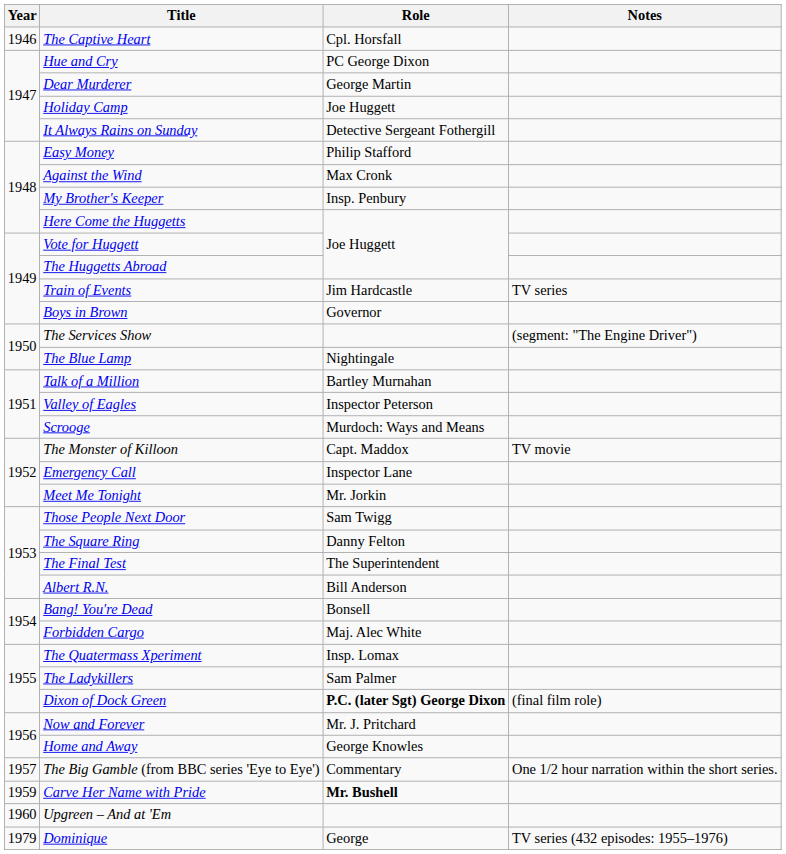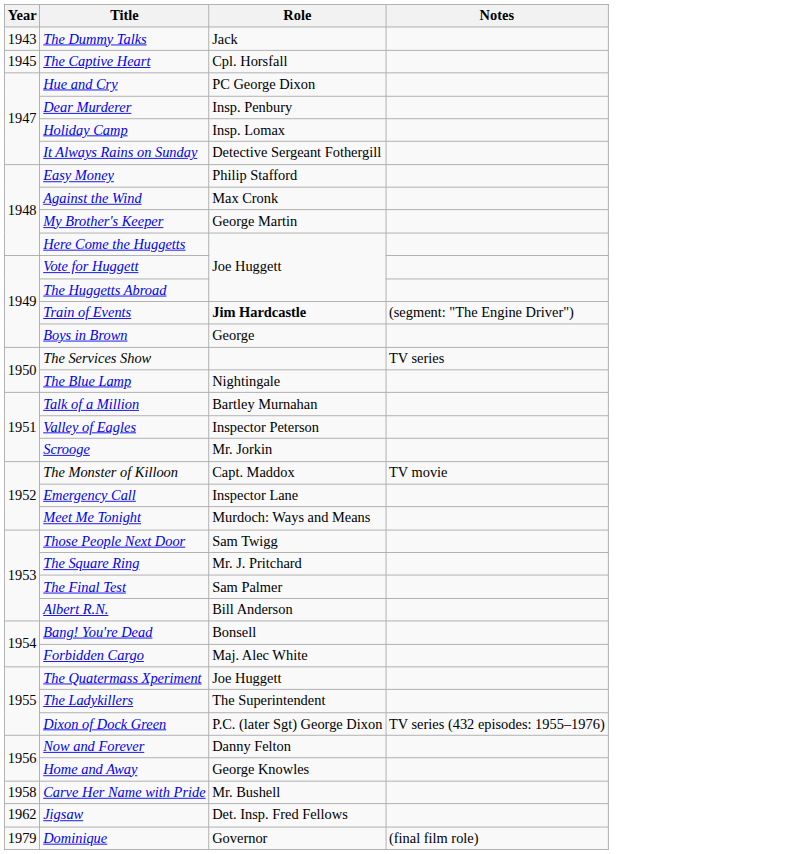+ row: (95, 38)
(22, 38) 1946 -> (22, 61) 1945
(369, 84) George Martin -> (252, 107) Insp. Penbury
(361, 107) Joe Huggett -> (249, 130) Insp. Lomax
(366, 198) Insp. Penbury -> (255, 221) George Martin
(369, 289) normal -> (259, 312) bold
(540, 289) TV series -> (481, 312) (segment: "The Engine Driver")
(354, 312) Governor -> (233, 335) George
(604, 335) (segment: "The Engine Driver") -> (417, 358) TV series
(405, 426) Murdoch: Ways and Means -> (242, 449) Mr. Jorkin
(356, 495) Mr. Jorkin -> (291, 518) Murdoch: Ways and Means
(366, 541) Danny Felton -> (257, 564) Mr. J. Pritchard
(383, 564) The Superintendent -> (247, 586) Sam Palmer
(363, 655) Insp. Lomax -> (247, 678) Joe Huggett
(361, 678) Sam Palmer -> (269, 701) The Superintendent
(416, 701) bold -> (297, 723) normal
(557, 701) (final film role) -> (497, 723) TV series (432 episodes: 1955–1976)
(371, 723) Mr. J. Pritchard -> (252, 746) Danny Felton
- row: (181, 769)
(22, 792) 1959 -> (22, 792) 1958
(362, 792) bold -> (246, 792) normal
- row: (107, 815)
+ row: (63, 815)
(347, 838) George -> (240, 838) Governor
(620, 838) TV series (432 episodes: 1955–1976) -> (434, 838) (final film role)
